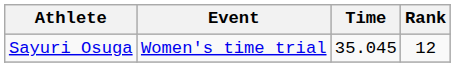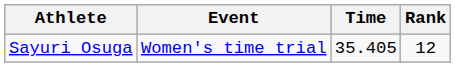(366, 48) 35.045 -> (366, 48) 35.405
